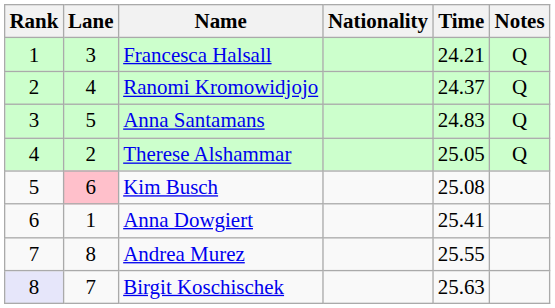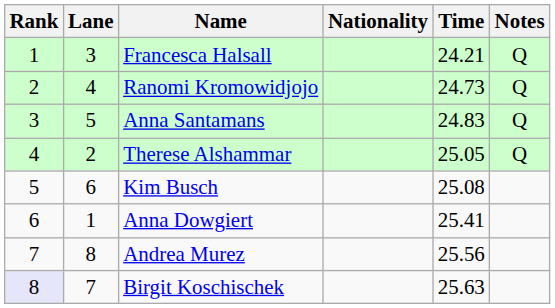(461, 87) 24.37 -> (461, 87) 24.73
(91, 187) pink background -> (91, 187) no background
(461, 253) 25.55 -> (461, 253) 25.56
